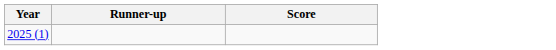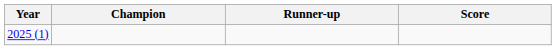+ column: (138, 14)
